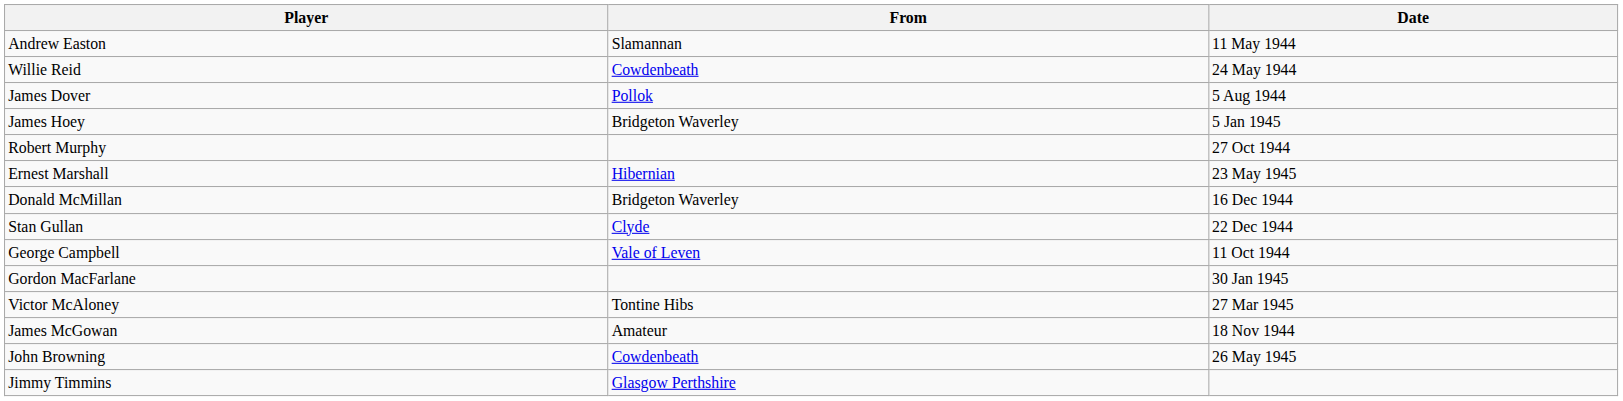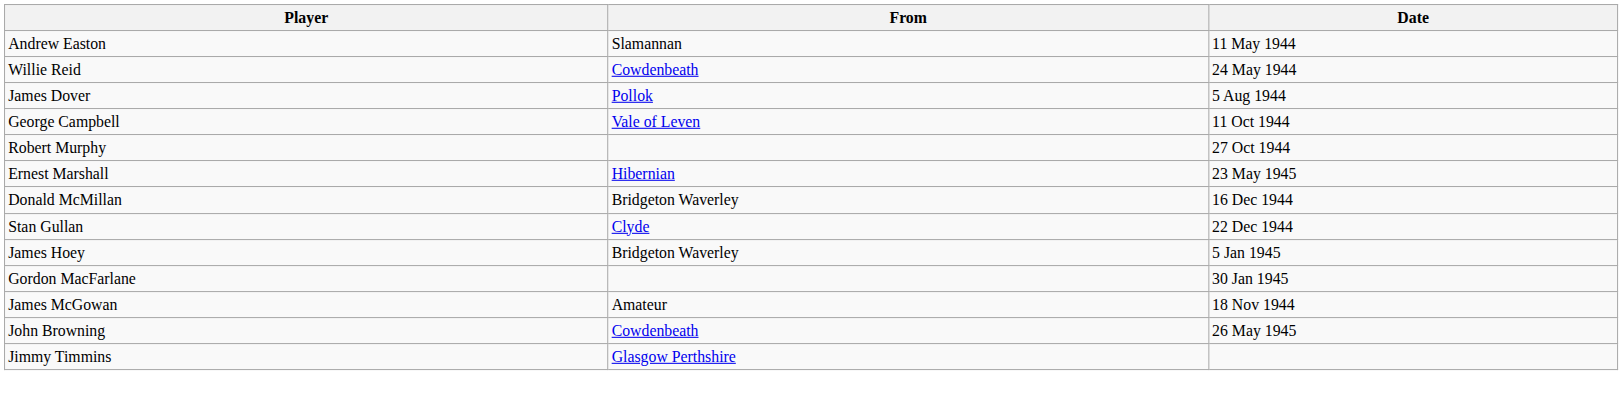rows swapped: (64, 252) <-> (47, 121)
- row: (64, 304)
